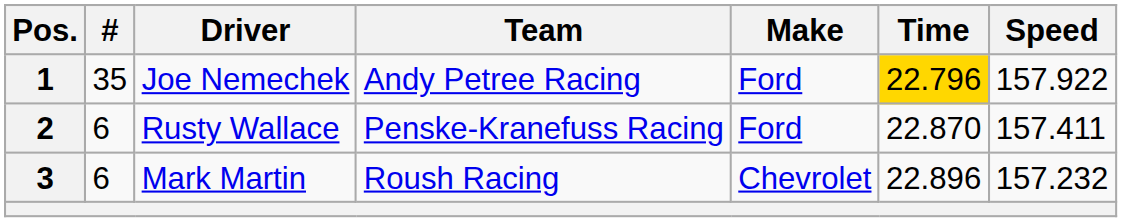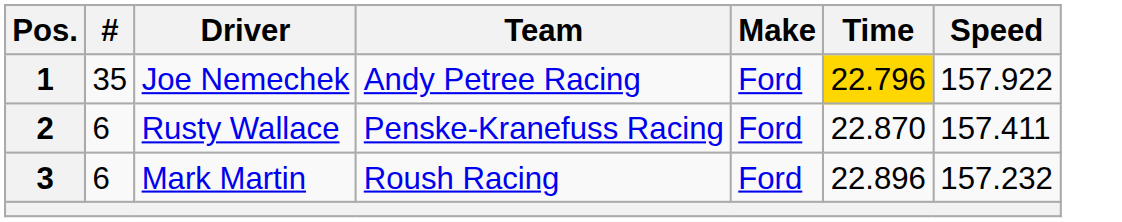(805, 178) Chevrolet -> (770, 178) Ford
